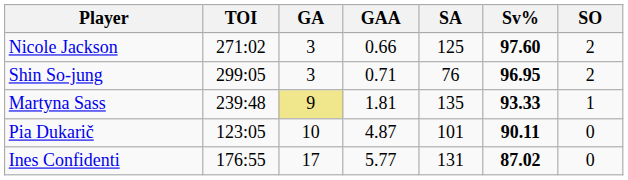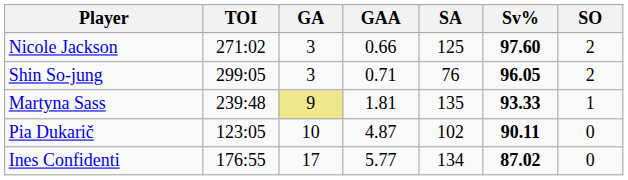(520, 75) 96.95 -> (520, 75) 96.05
(451, 132) 101 -> (451, 132) 102
(451, 160) 131 -> (451, 160) 134
